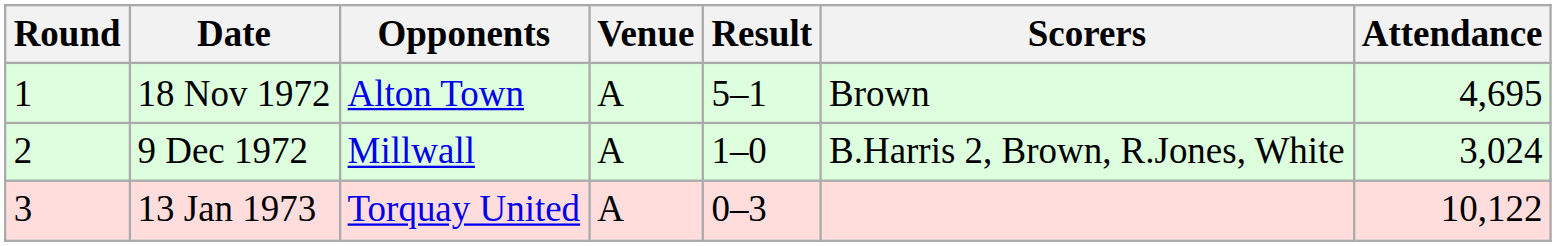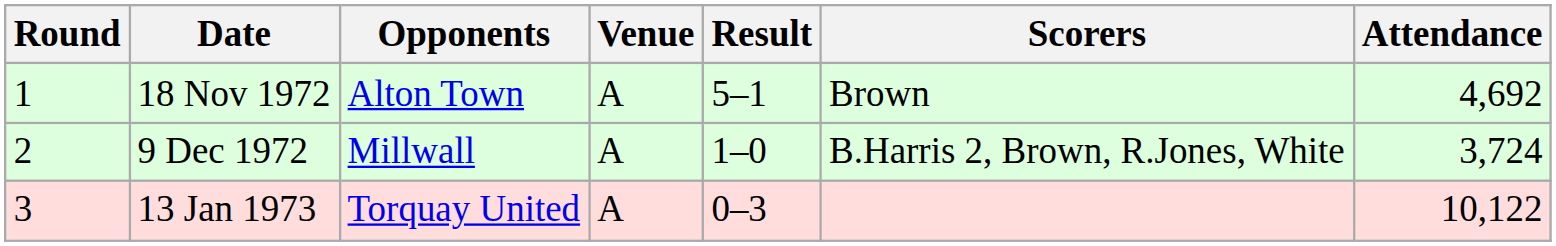(1501, 92) 4,695 -> (1501, 92) 4,692
(1501, 151) 3,024 -> (1501, 151) 3,724
